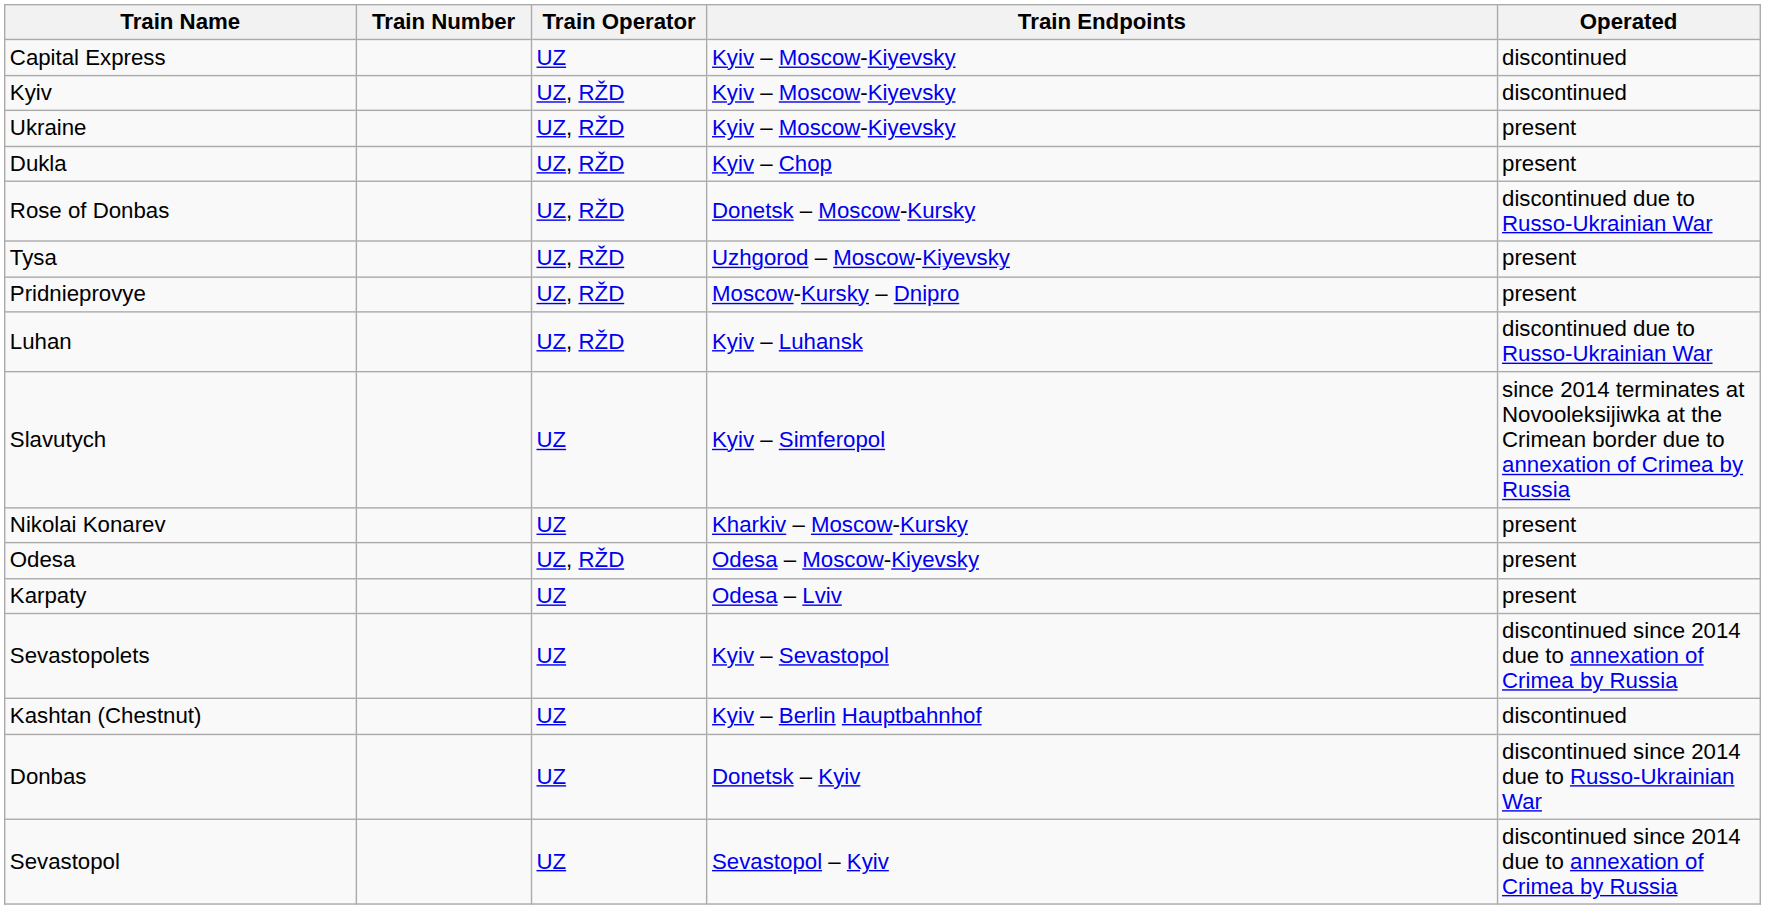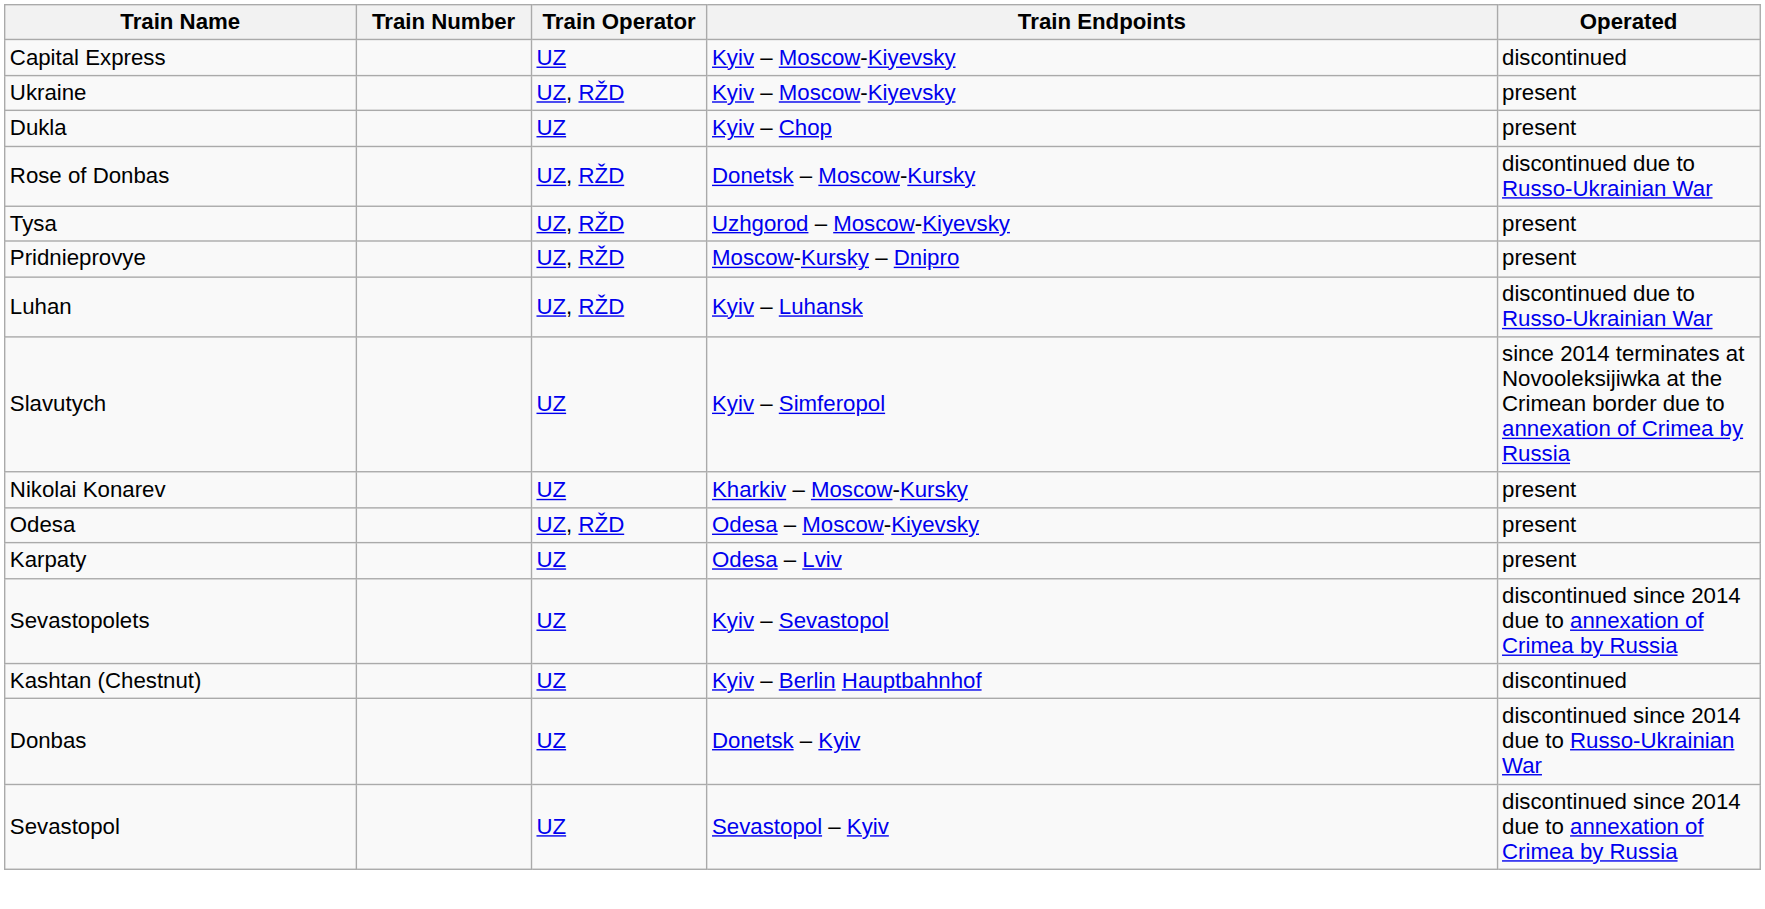- row: (31, 92)
(580, 163) UZ, RŽD -> (551, 127) UZ
